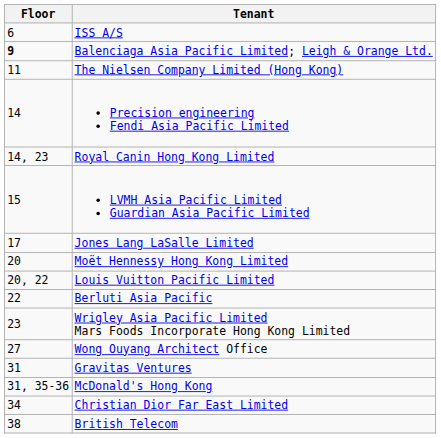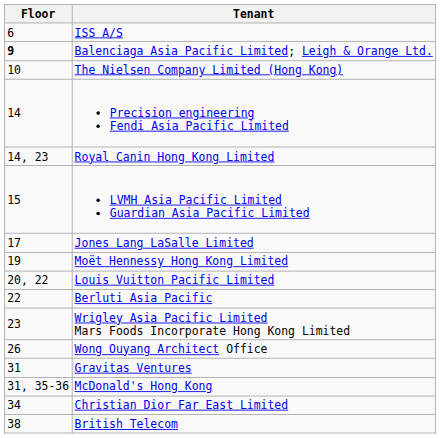(14, 70) 11 -> (14, 70) 10
(14, 261) 20 -> (14, 261) 19
(14, 349) 27 -> (14, 349) 26
